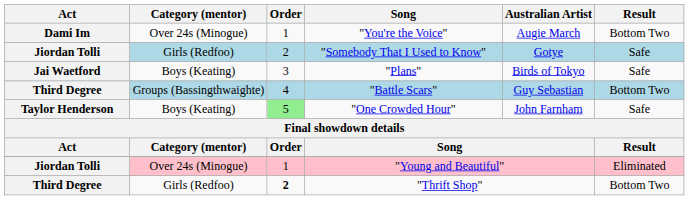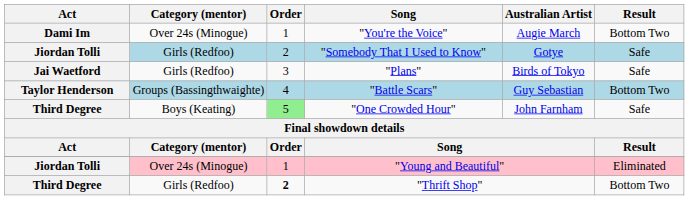(198, 71) Boys (Keating) -> (198, 71) Girls (Redfoo)
(67, 90) Third Degree -> (67, 90) Taylor Henderson
(67, 109) Taylor Henderson -> (67, 109) Third Degree
